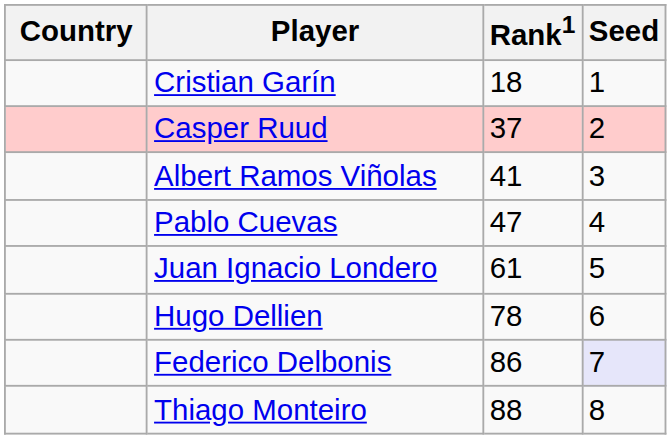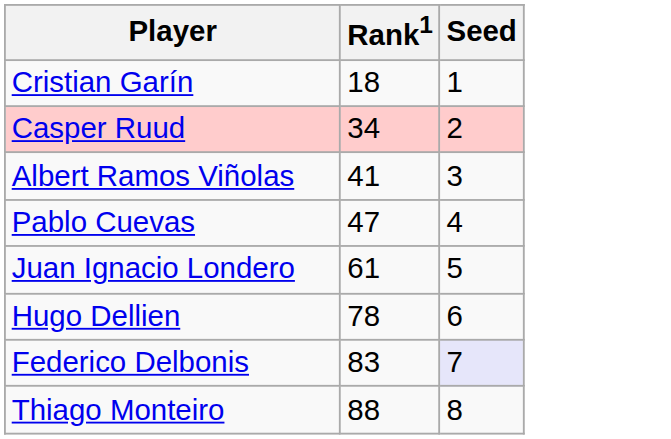- column: (76, 31)
(506, 129) 37 -> (364, 129) 34
(506, 362) 86 -> (364, 362) 83
